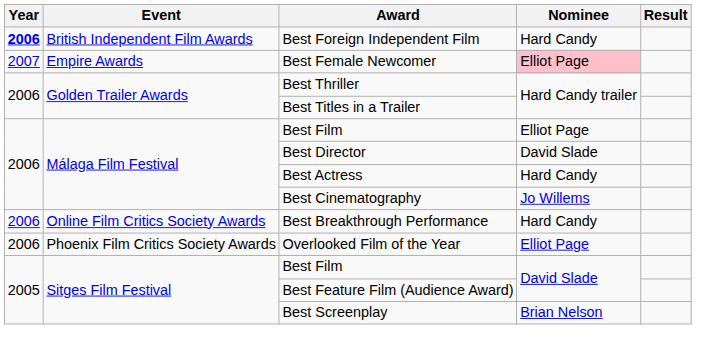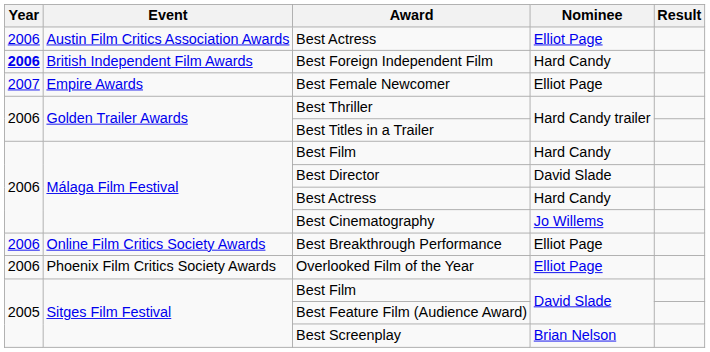+ row: (168, 38)
(555, 61) pink background -> (568, 84) no background
(555, 130) Elliot Page -> (572, 152) Hard Candy
(559, 221) Hard Candy -> (568, 244) Elliot Page
